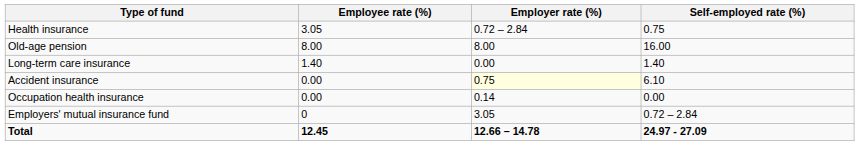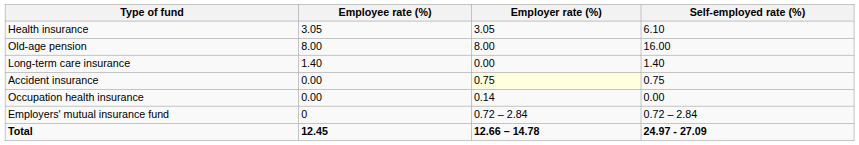(501, 30) 0.72 – 2.84 -> (484, 30) 3.05
(654, 30) 0.75 -> (654, 30) 6.10
(654, 81) 6.10 -> (654, 81) 0.75
(484, 115) 3.05 -> (501, 115) 0.72 – 2.84
